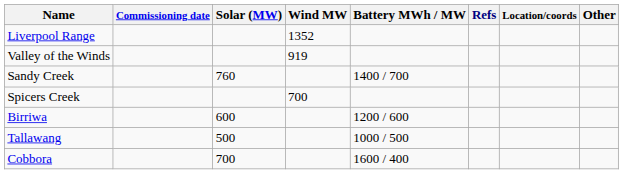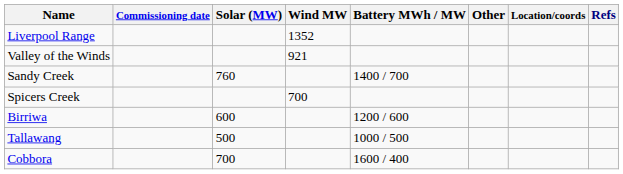columns swapped: (599, 14) <-> (484, 14)
(298, 55) 919 -> (298, 55) 921
